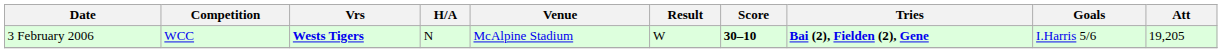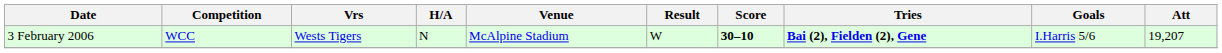(328, 36) bold -> (328, 36) normal
(1167, 36) 19,205 -> (1166, 36) 19,207
